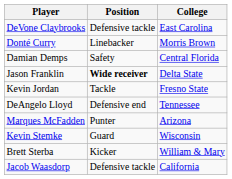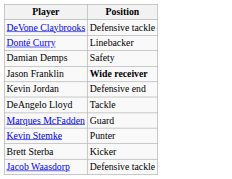- column: (192, 12)
(103, 89) Tackle -> (118, 89) Defensive end
(118, 105) Defensive end -> (103, 105) Tackle
(103, 120) Punter -> (102, 120) Guard
(102, 136) Guard -> (103, 136) Punter
